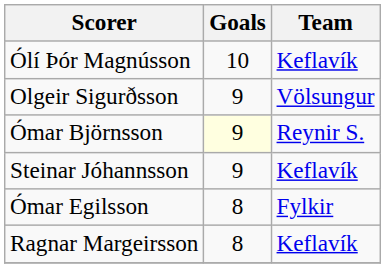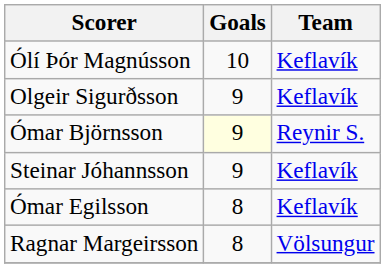(326, 96) Völsungur -> (317, 96) Keflavík
(305, 206) Fylkir -> (317, 206) Keflavík
(317, 243) Keflavík -> (326, 243) Völsungur
